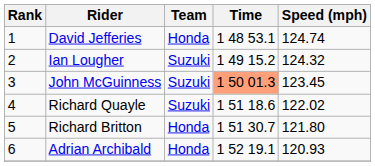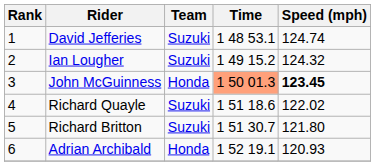(189, 37) Honda -> (189, 37) Suzuki
(189, 82) Suzuki -> (189, 82) Honda
(303, 82) normal -> (303, 82) bold
(189, 127) Honda -> (189, 127) Suzuki
